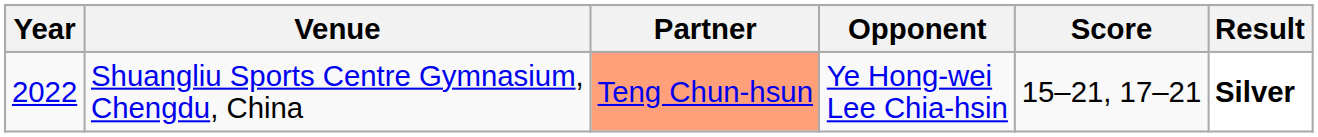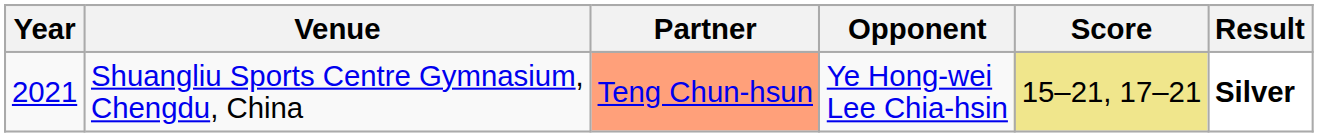(45, 91) 2022 -> (45, 91) 2021
(1111, 91) no background -> (1111, 91) khaki background
